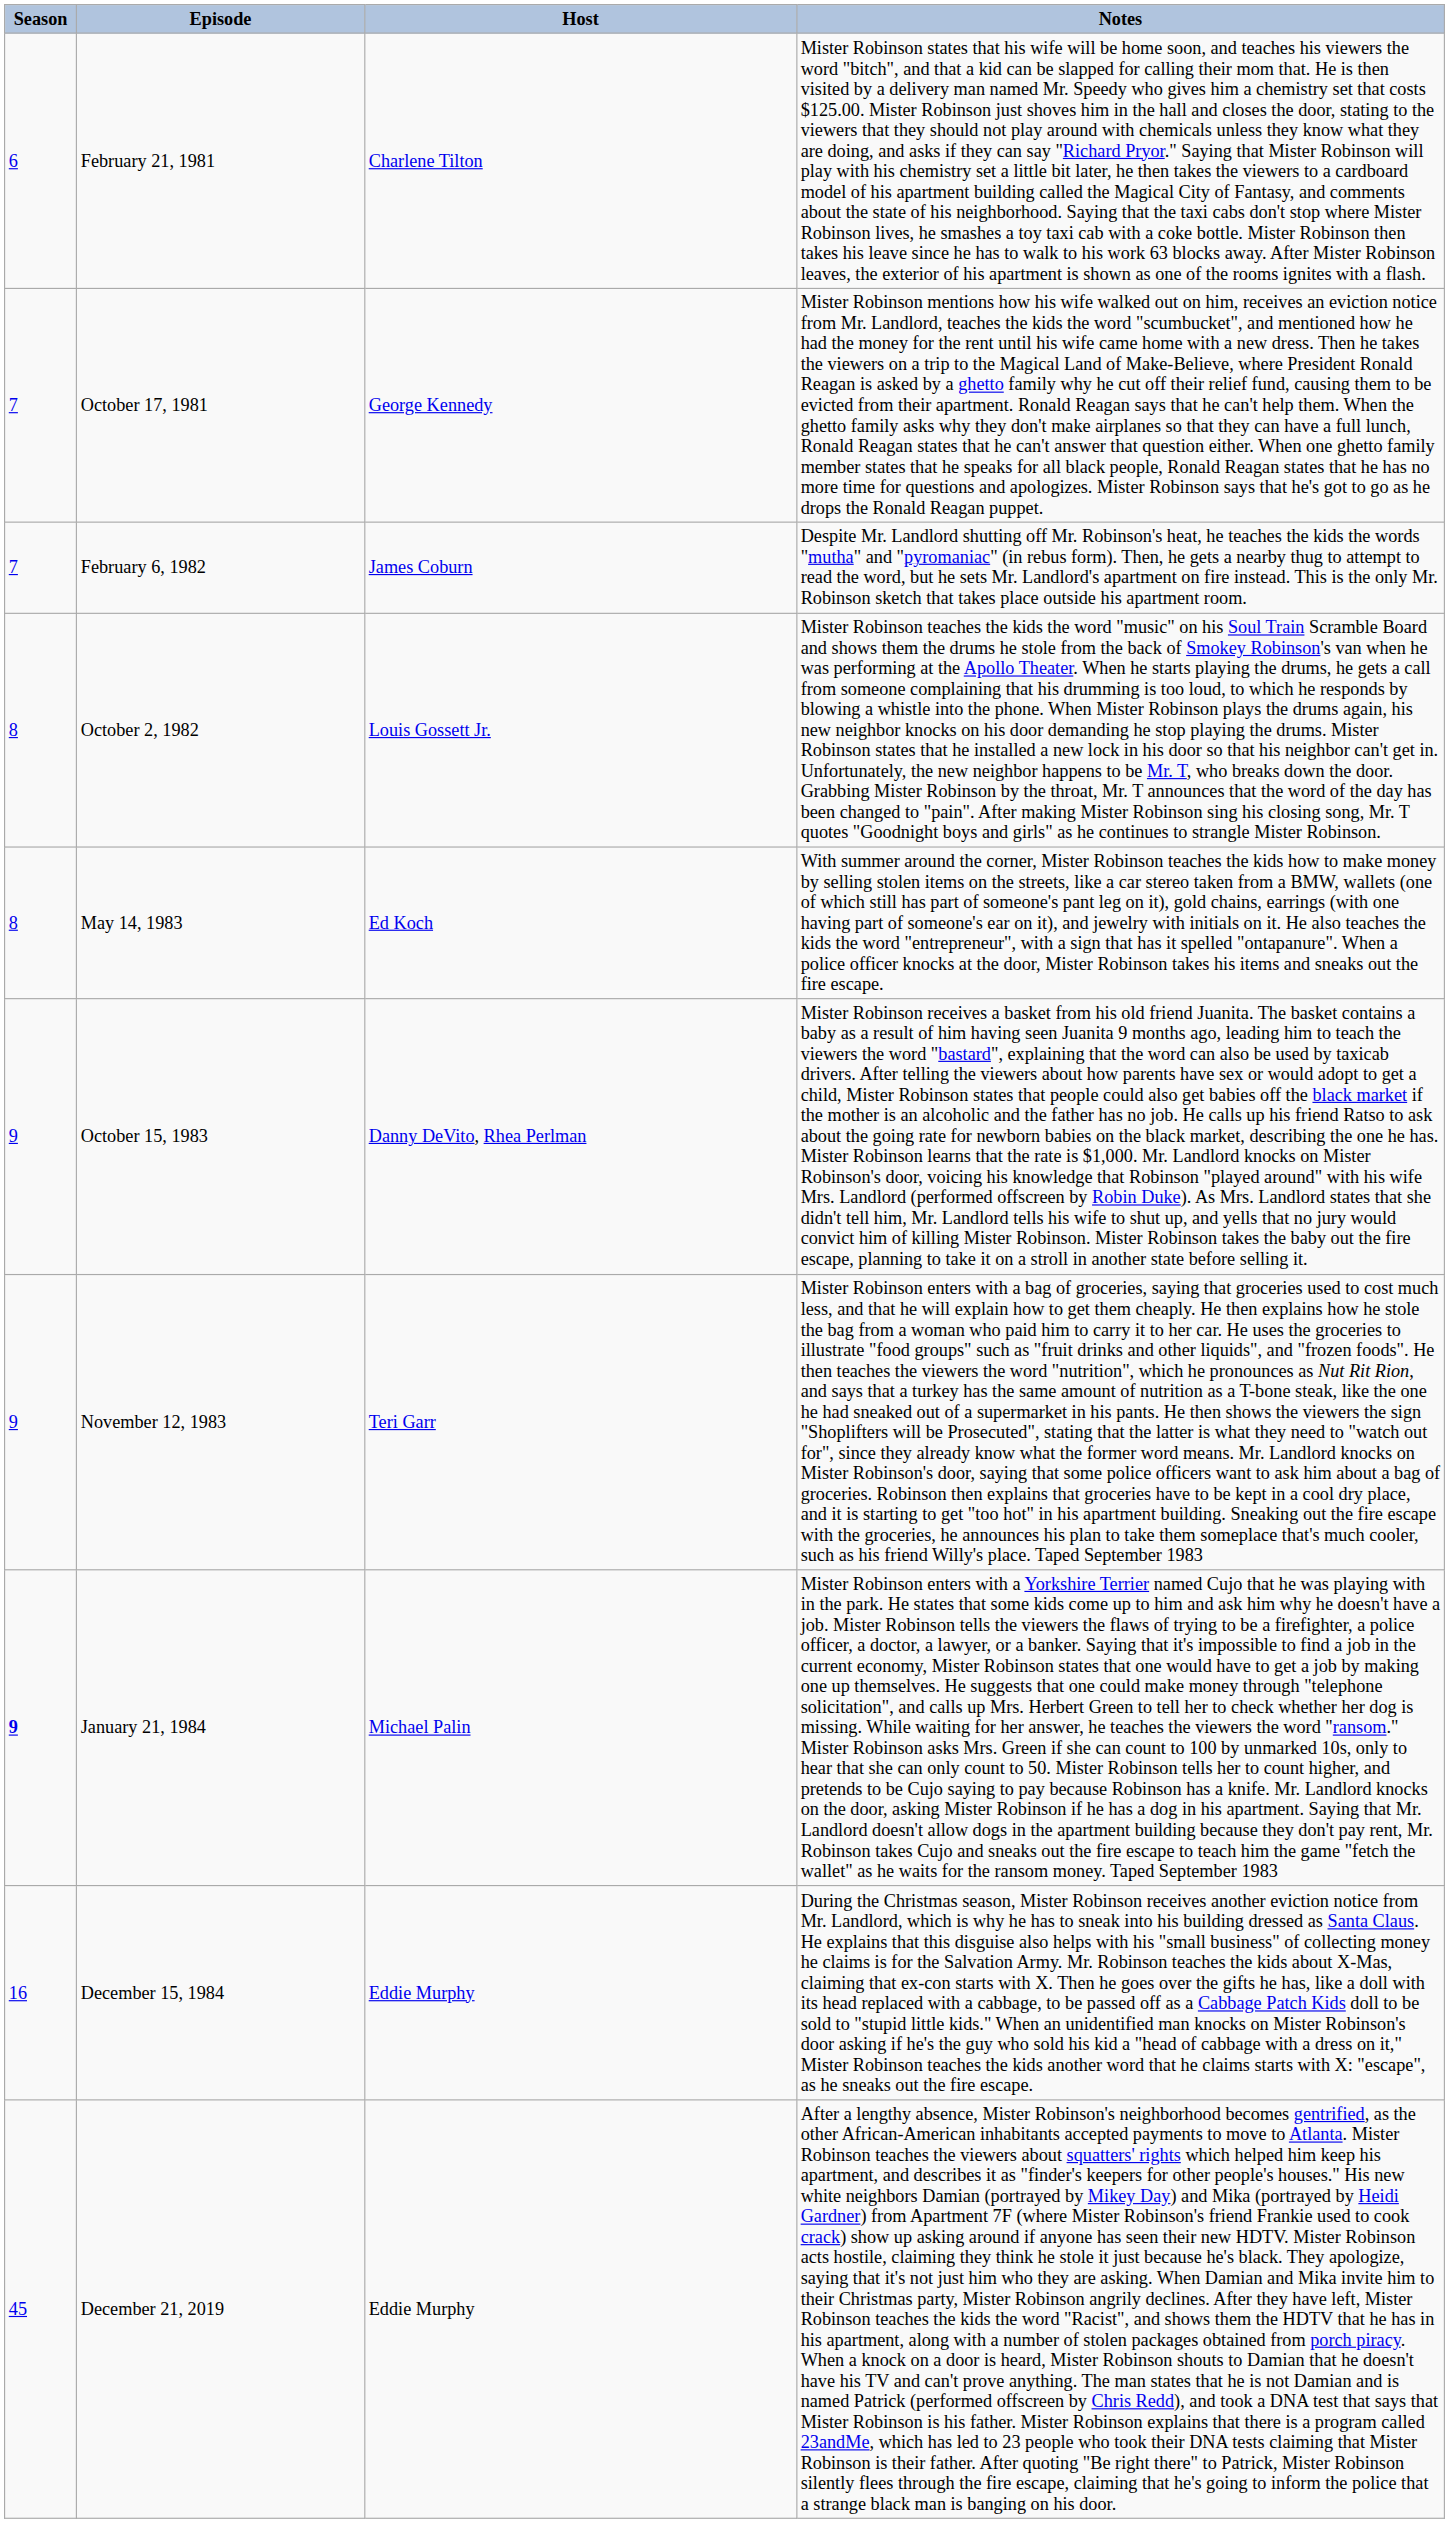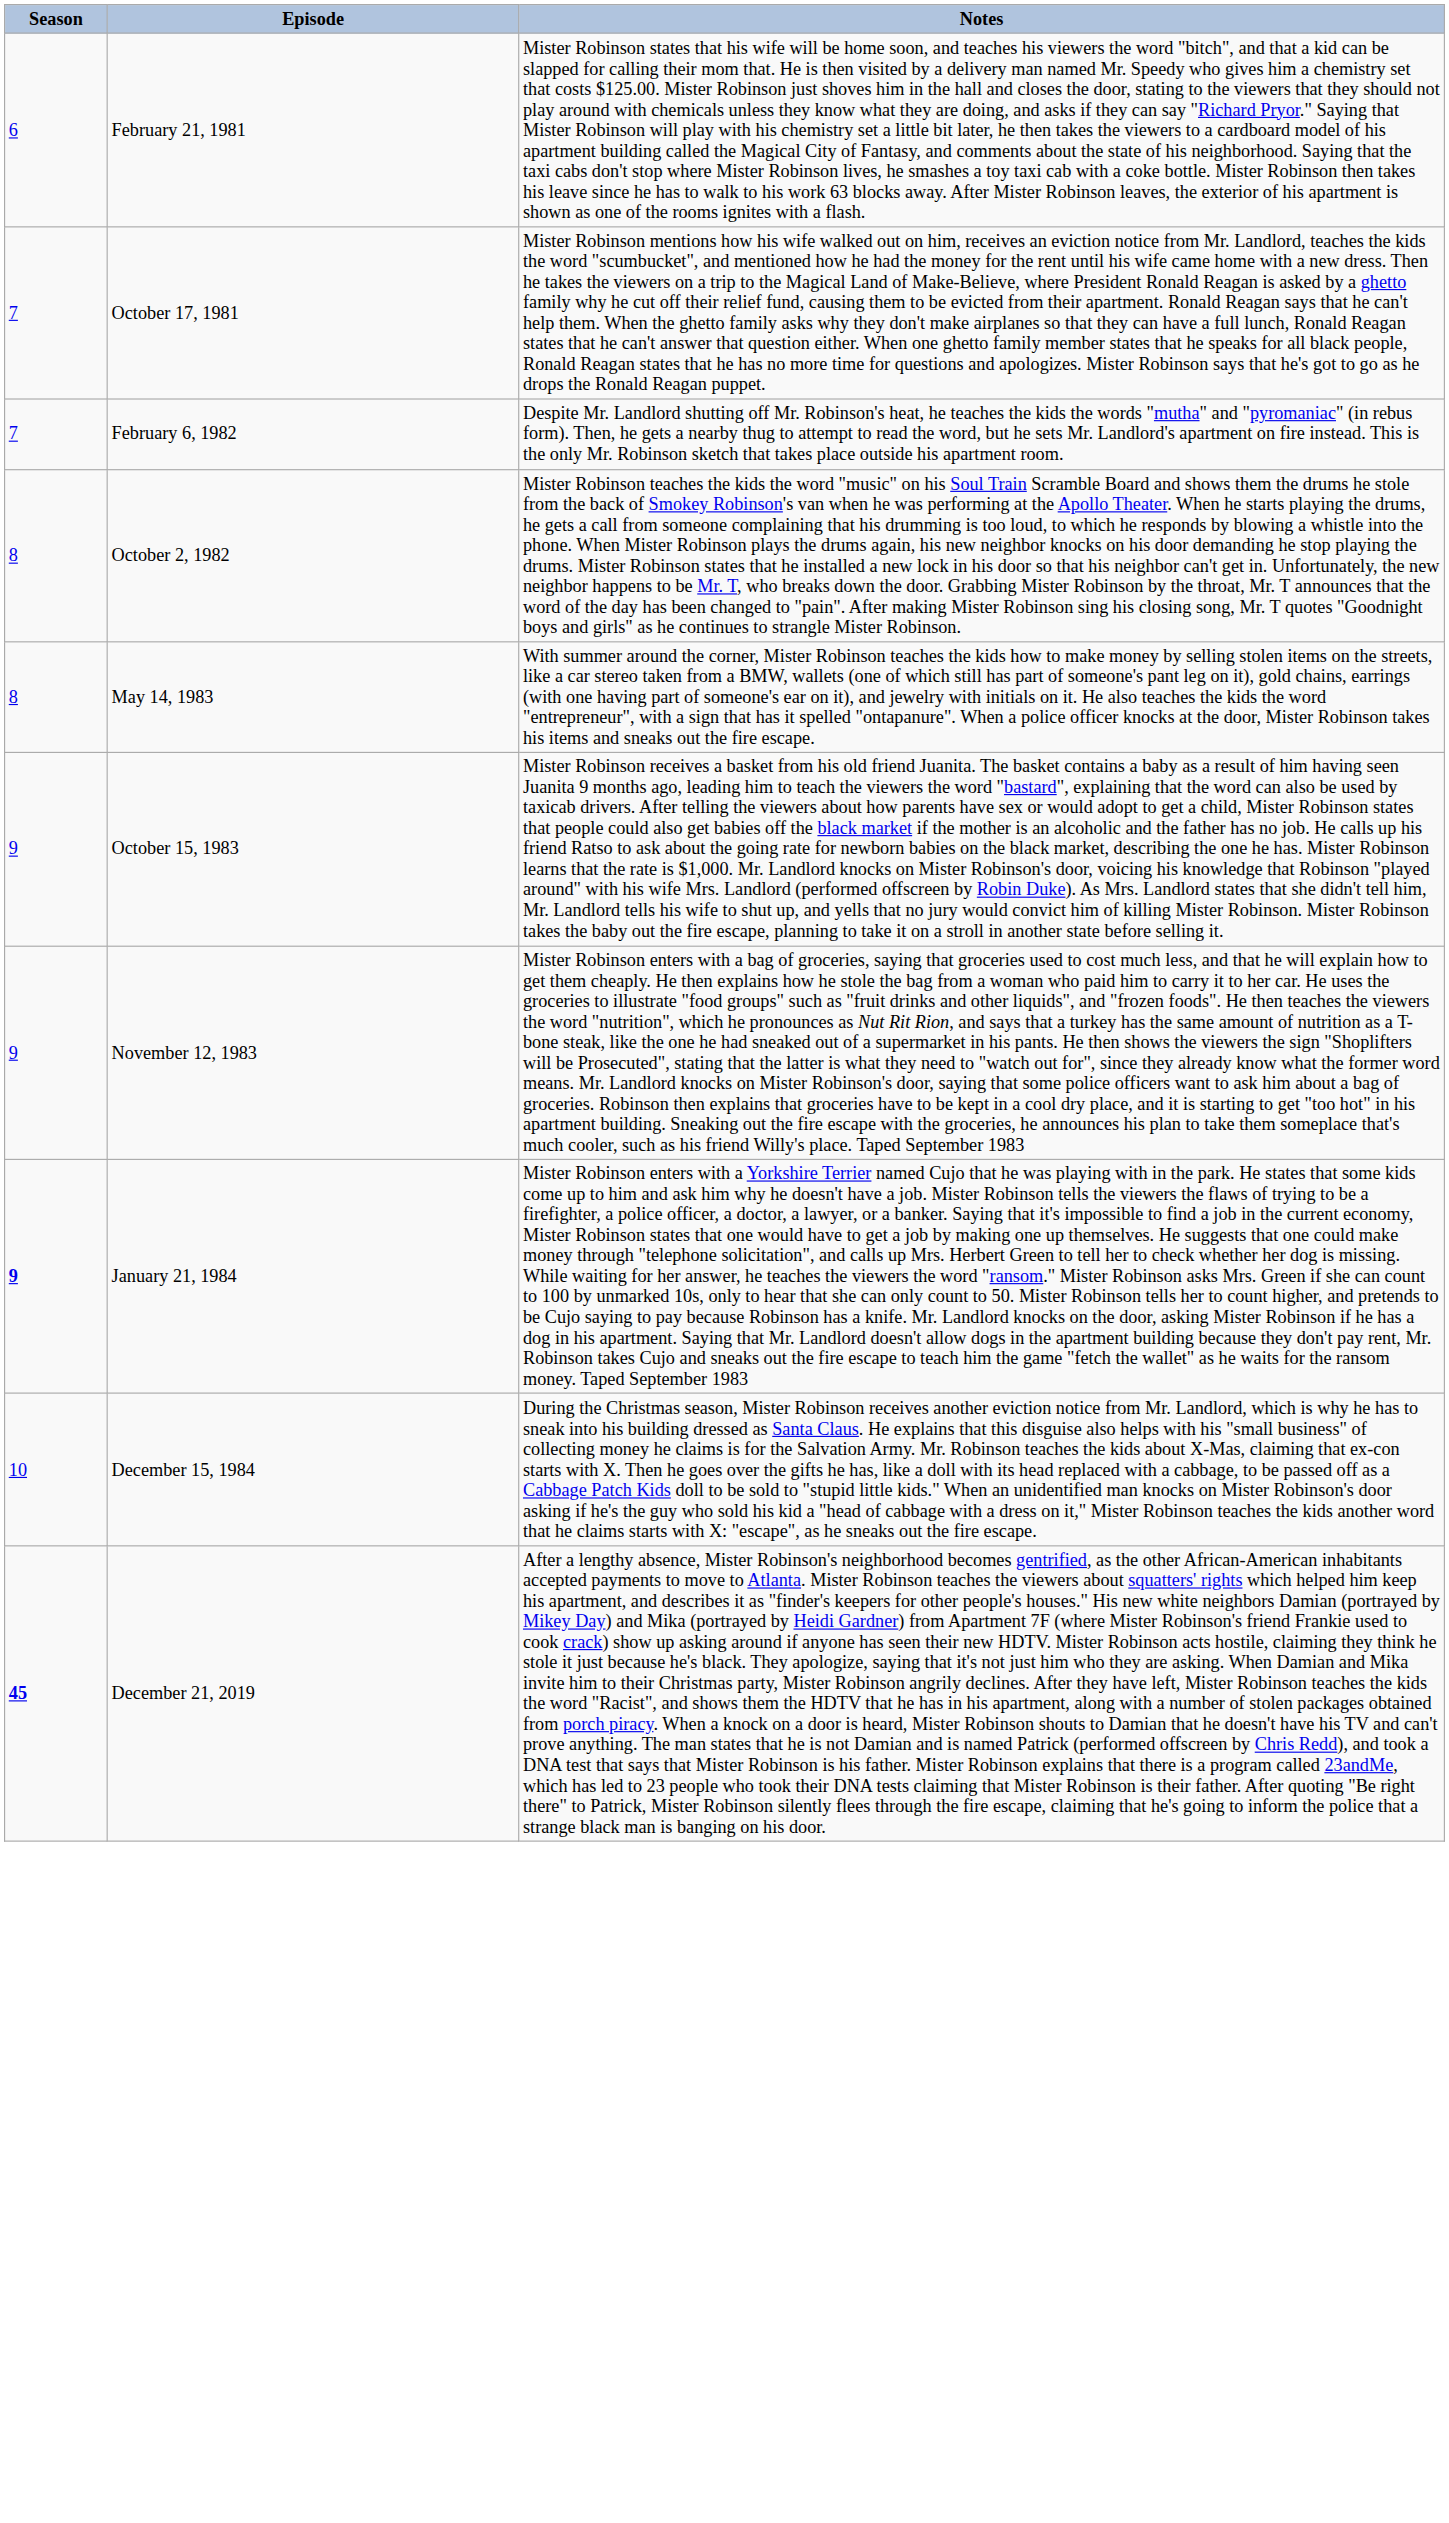- column: (580, 18)
(18, 1992) 16 -> (18, 1469) 10
(18, 2308) normal -> (18, 1693) bold
